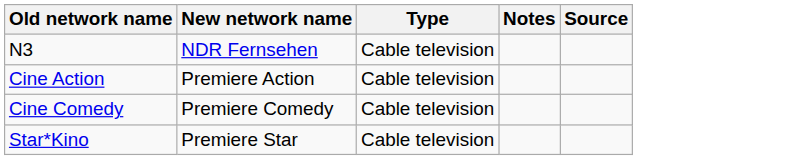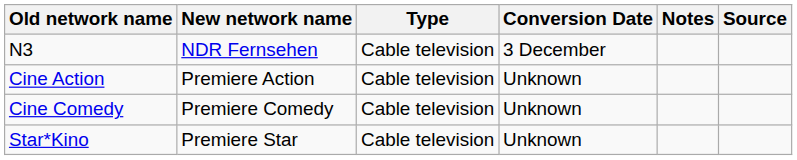+ column: (578, 19)
